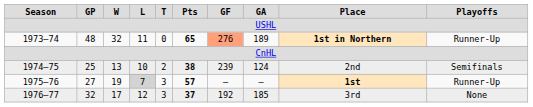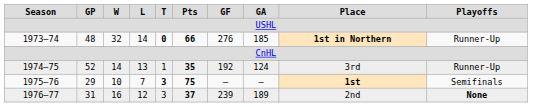(143, 39) 11 -> (143, 39) 14
(164, 39) normal -> (164, 39) bold
(190, 39) 65 -> (190, 39) 66
(226, 39) lightsalmon background -> (226, 39) no background
(261, 39) 189 -> (261, 39) 185
(90, 67) 25 -> (90, 67) 52
(116, 67) 13 -> (116, 67) 14
(143, 67) 10 -> (143, 67) 13
(164, 67) 2 -> (164, 67) 1
(190, 67) 38 -> (190, 67) 35
(226, 67) 239 -> (226, 67) 192
(353, 67) 2nd -> (353, 67) 3rd
(477, 67) Semifinals -> (477, 67) Runner-Up
(90, 81) 27 -> (90, 81) 29
(116, 81) 19 -> (116, 81) 10
(143, 81) lightgrey background -> (143, 81) no background
(164, 81) normal -> (164, 81) bold
(190, 81) 57 -> (190, 81) 75
(477, 81) Runner-Up -> (477, 81) Semifinals
(90, 95) 32 -> (90, 95) 31
(116, 95) 17 -> (116, 95) 16
(226, 95) 192 -> (226, 95) 239
(261, 95) 185 -> (261, 95) 189
(353, 95) 3rd -> (353, 95) 2nd
(477, 95) normal -> (477, 95) bold
